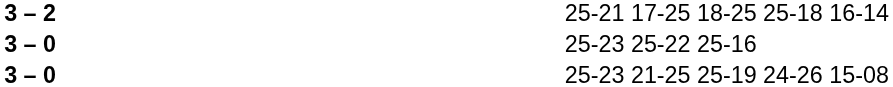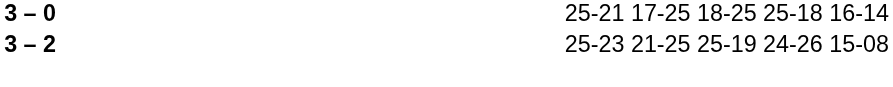(30, 13) 3 – 2 -> (30, 13) 3 – 0
- row: (661, 44)
(30, 75) 3 – 0 -> (30, 44) 3 – 2
